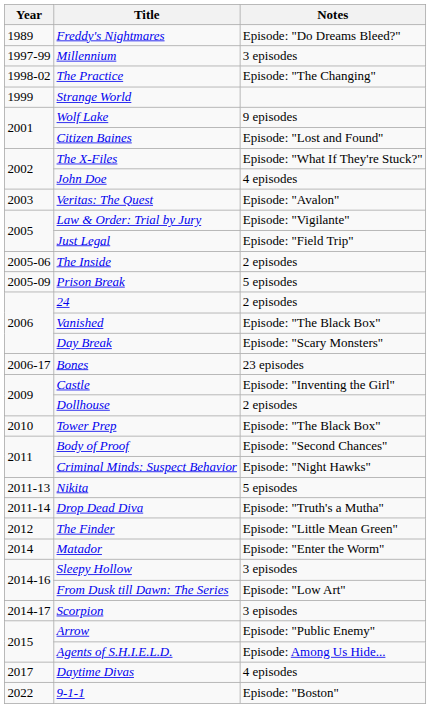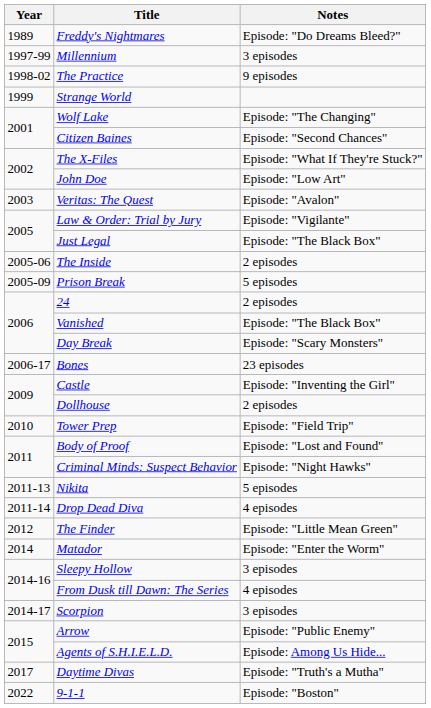(309, 76) Episode: "The Changing" -> (270, 76) 9 episodes
(270, 117) 9 episodes -> (309, 117) Episode: "The Changing"
(313, 138) Episode: "Lost and Found" -> (315, 138) Episode: "Second Chances"
(270, 179) 4 episodes -> (294, 179) Episode: "Low Art"
(298, 240) Episode: "Field Trip" -> (312, 240) Episode: "The Black Box"
(312, 425) Episode: "The Black Box" -> (298, 425) Episode: "Field Trip"
(315, 446) Episode: "Second Chances" -> (313, 446) Episode: "Lost and Found"
(313, 508) Episode: "Truth's a Mutha" -> (270, 508) 4 episodes
(294, 590) Episode: "Low Art" -> (270, 590) 4 episodes
(270, 672) 4 episodes -> (313, 672) Episode: "Truth's a Mutha"
